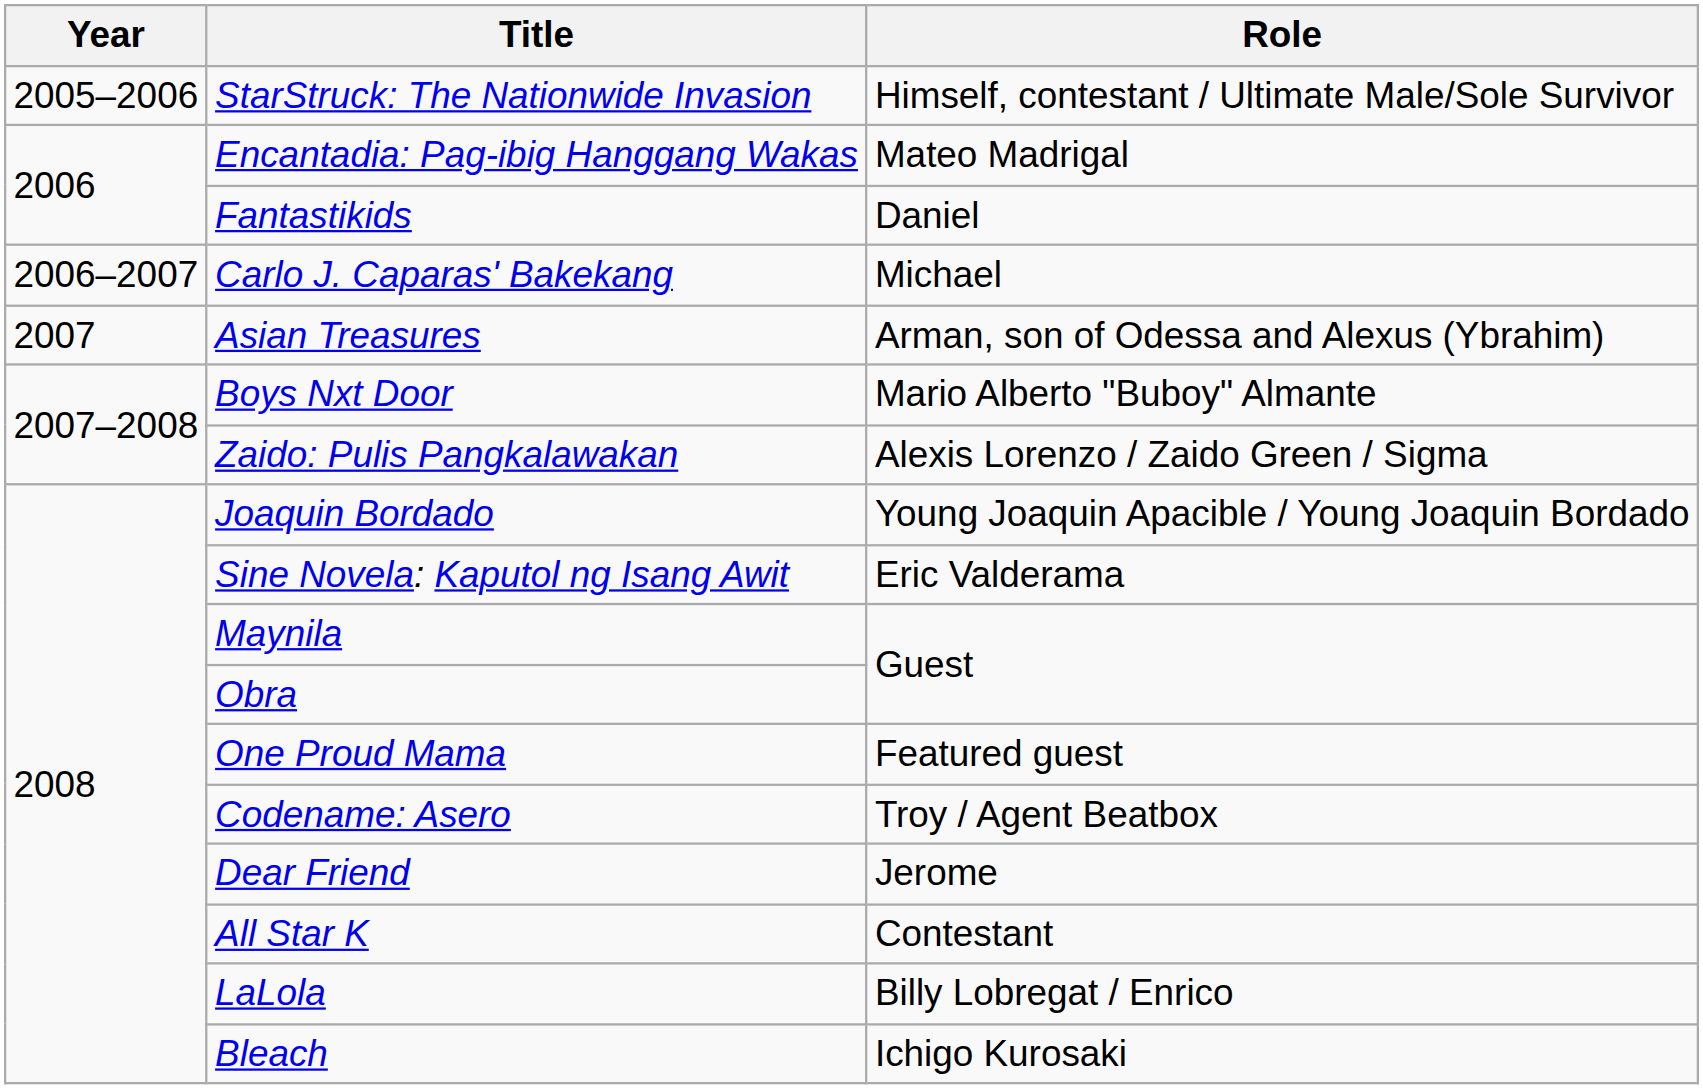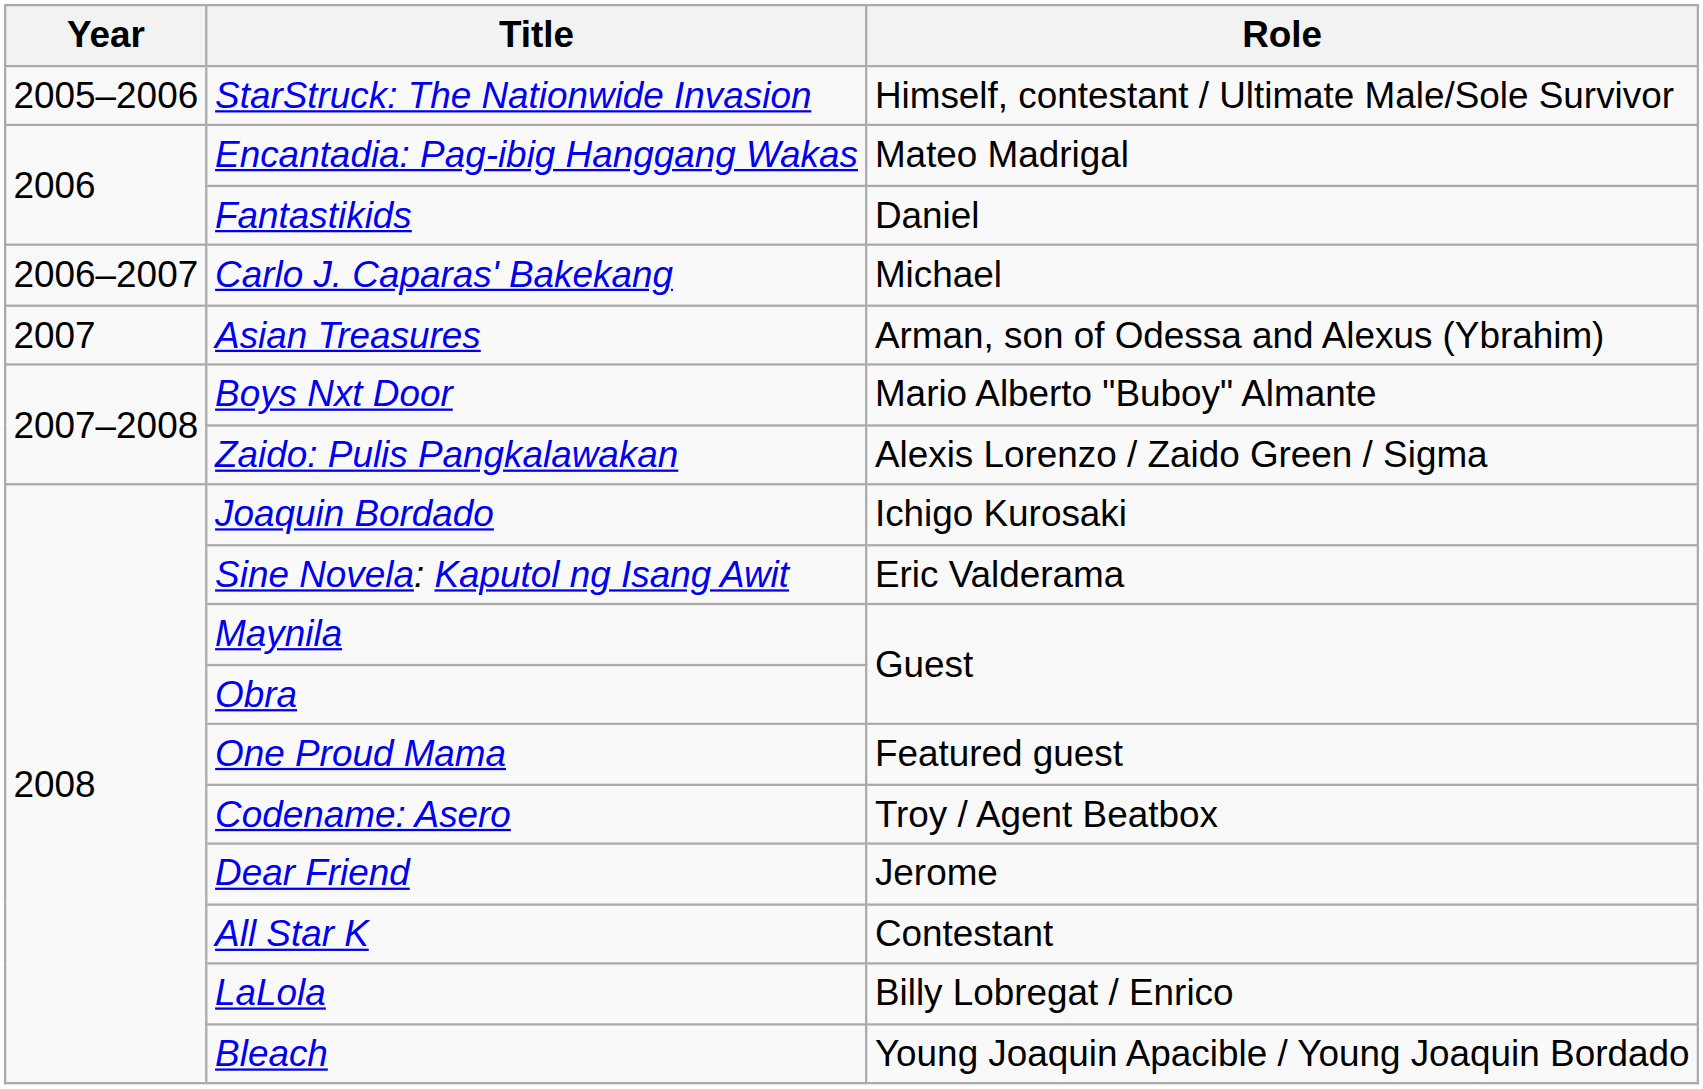(1282, 513) Young Joaquin Apacible / Young Joaquin Bordado -> (1001, 513) Ichigo Kurosaki
(1001, 1052) Ichigo Kurosaki -> (1282, 1052) Young Joaquin Apacible / Young Joaquin Bordado
